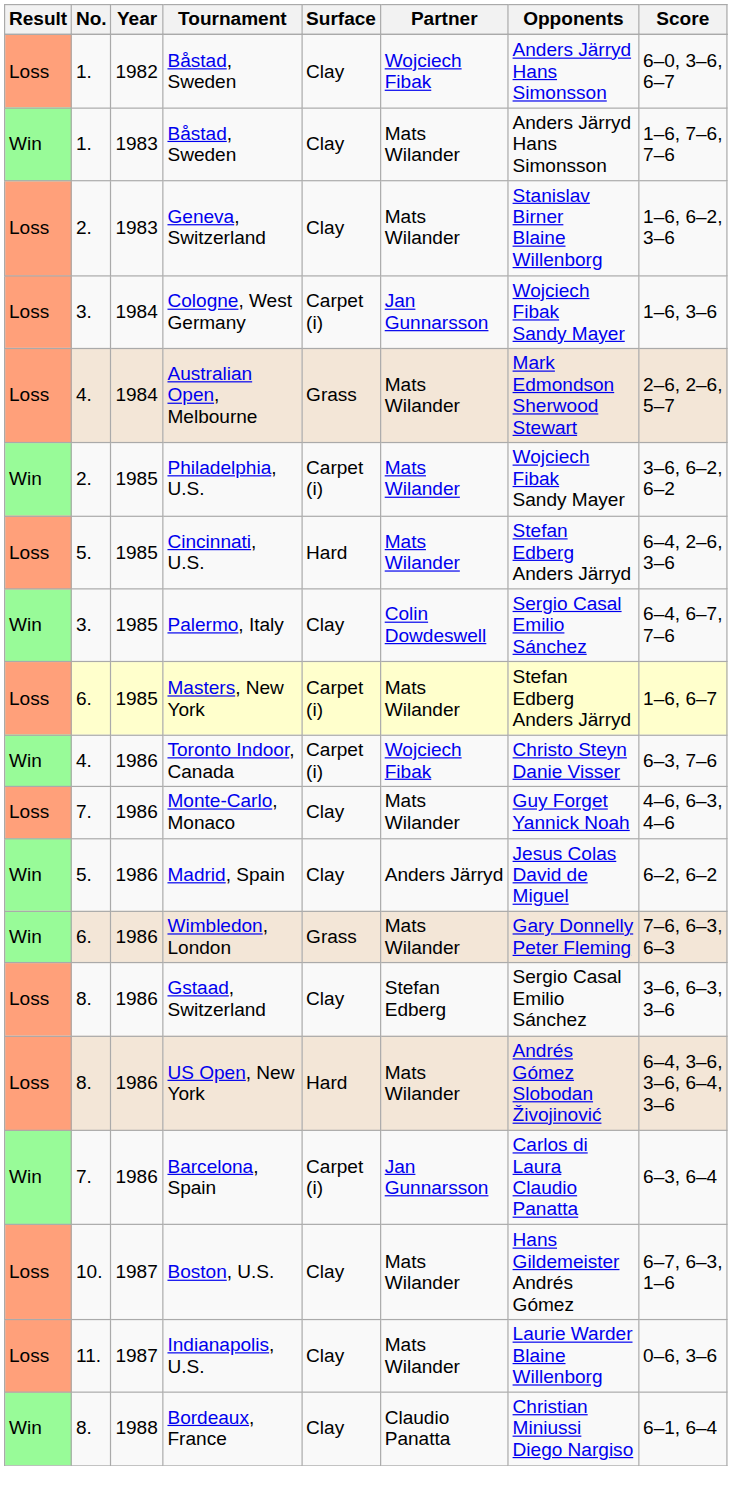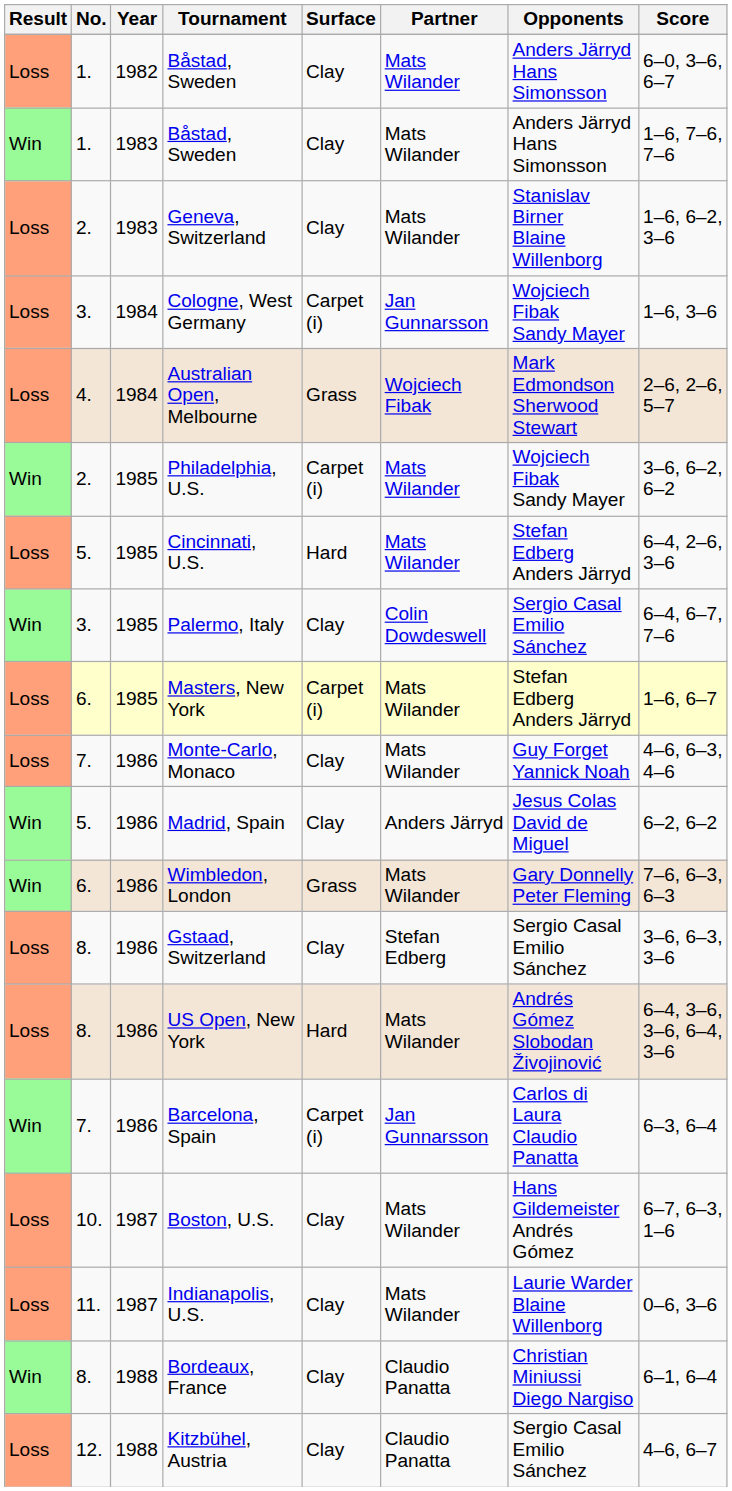(423, 71) Wojciech Fibak -> (422, 71) Mats Wilander
(422, 395) Mats Wilander -> (423, 395) Wojciech Fibak
- row: (137, 760)
+ row: (137, 1450)
